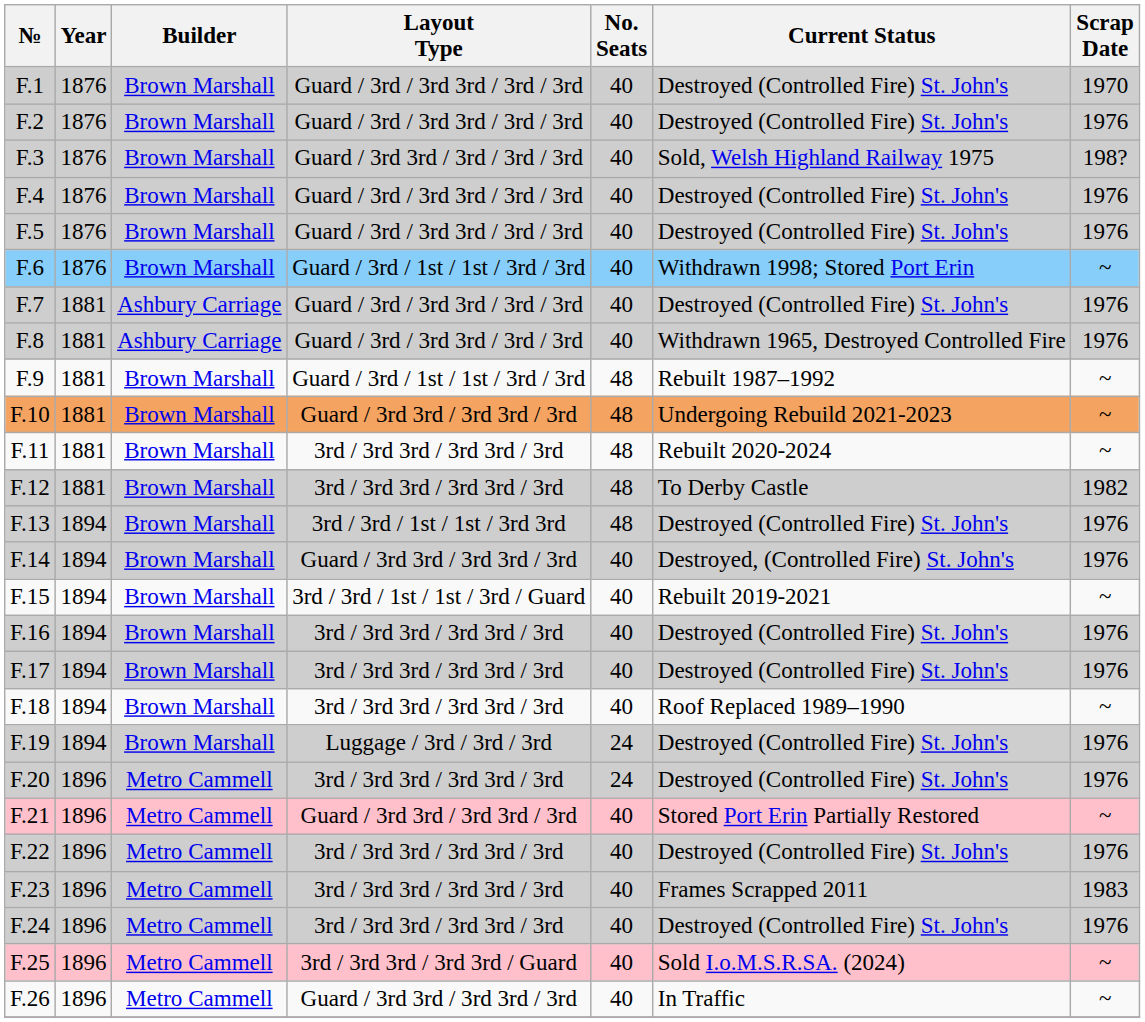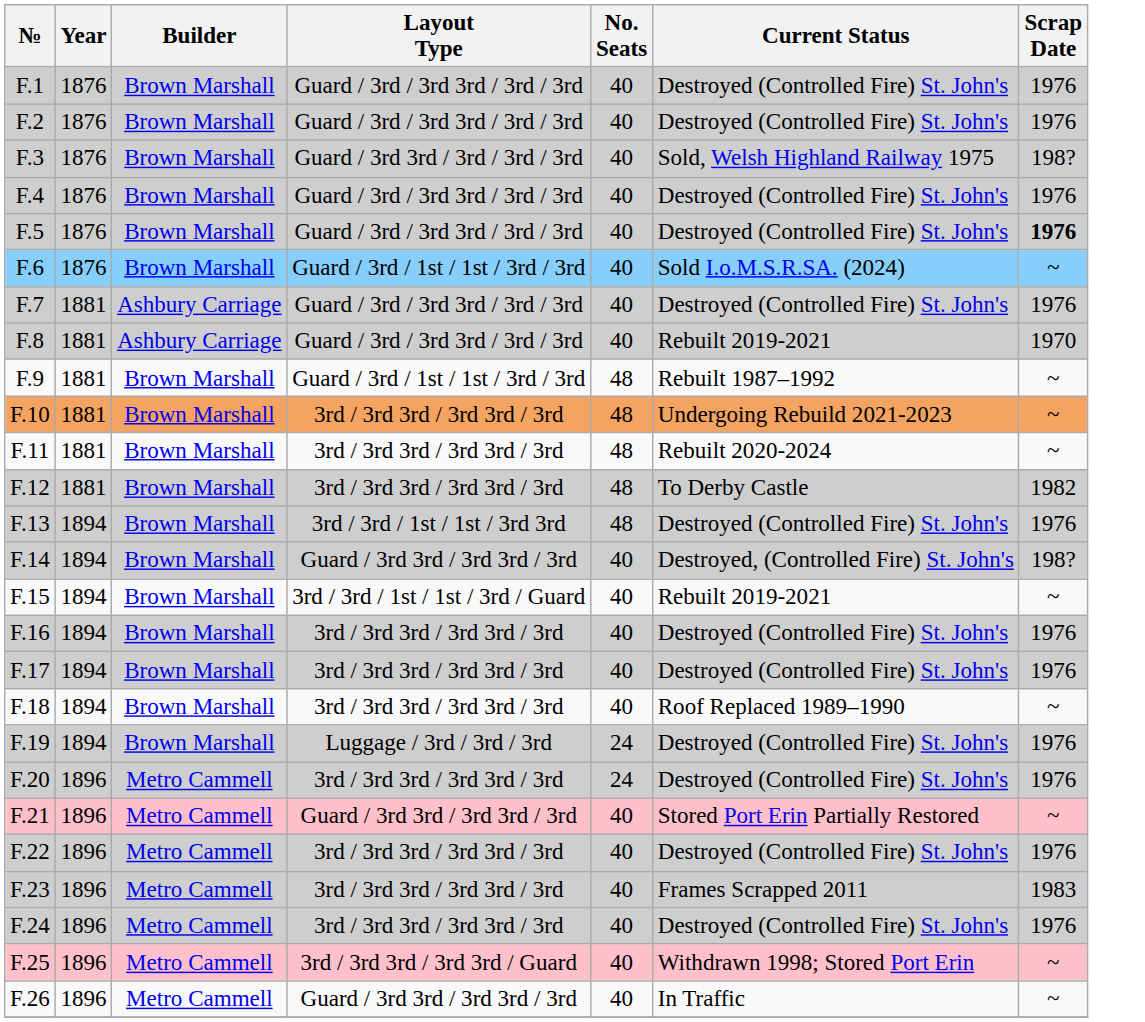(1105, 85) 1970 -> (1053, 85) 1976
(1105, 231) normal -> (1053, 231) bold
(816, 267) Withdrawn 1998; Stored Port Erin -> (781, 267) Sold I.o.M.S.R.SA. (2024)
(862, 341) Withdrawn 1965, Destroyed Controlled Fire -> (744, 341) Rebuilt 2019-2021
(1105, 341) 1976 -> (1053, 341) 1970
(439, 414) Guard / 3rd 3rd / 3rd 3rd / 3rd -> (439, 414) 3rd / 3rd 3rd / 3rd 3rd / 3rd
(1105, 560) 1976 -> (1053, 560) 198?
(781, 962) Sold I.o.M.S.R.SA. (2024) -> (816, 962) Withdrawn 1998; Stored Port Erin
